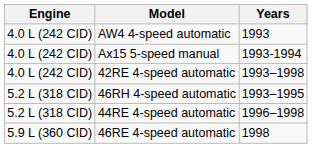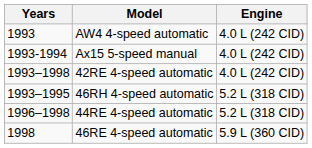columns swapped: (273, 14) <-> (50, 14)
